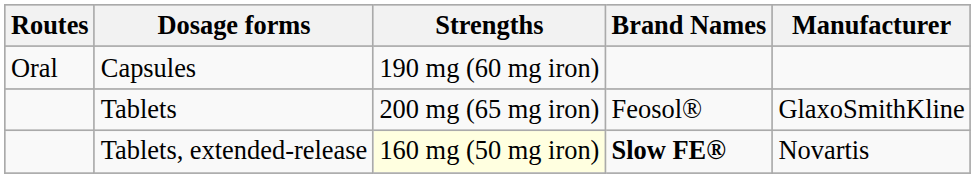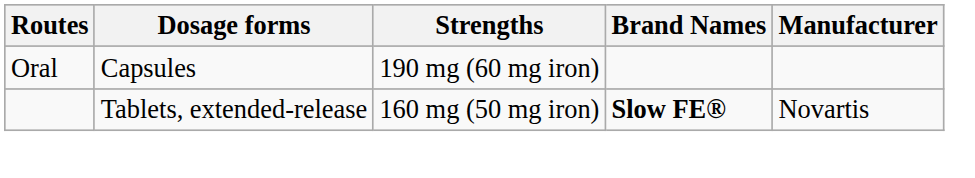- row: (139, 109)
(489, 151) lightyellow background -> (489, 109) no background
